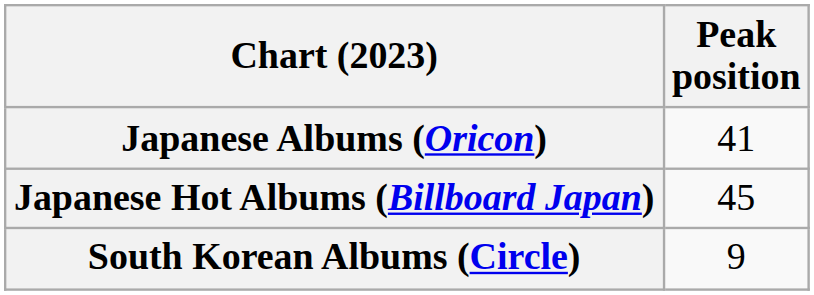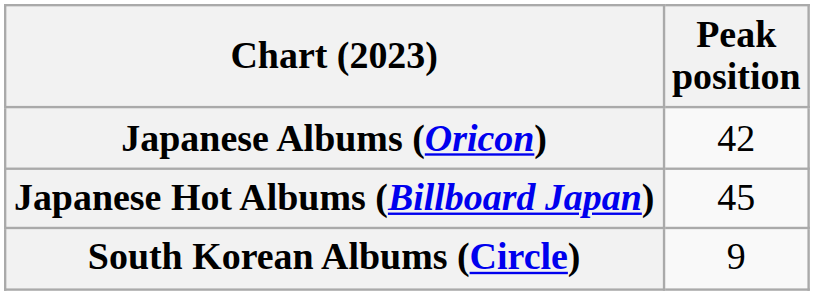(736, 137) 41 -> (736, 137) 42
